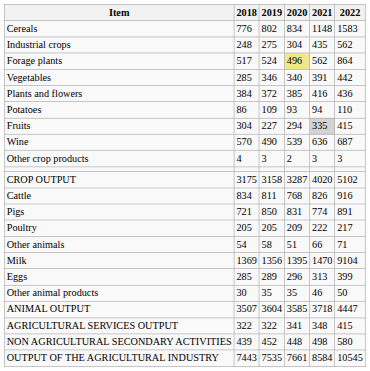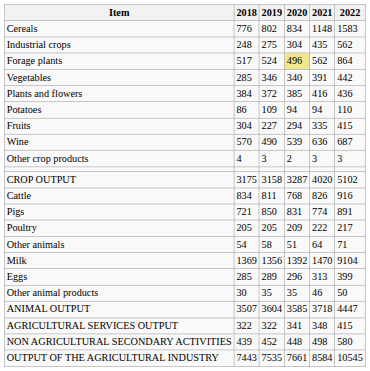(292, 110) 93 -> (292, 110) 94
(320, 126) lightgrey background -> (320, 126) no background
(317, 244) 66 -> (317, 244) 64
(297, 260) 1395 -> (297, 260) 1392
